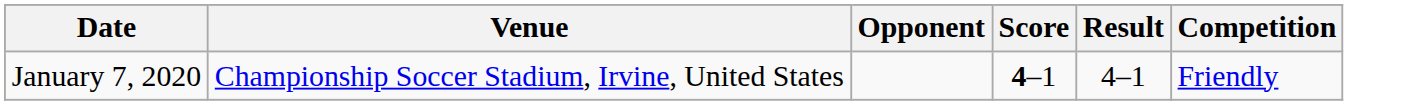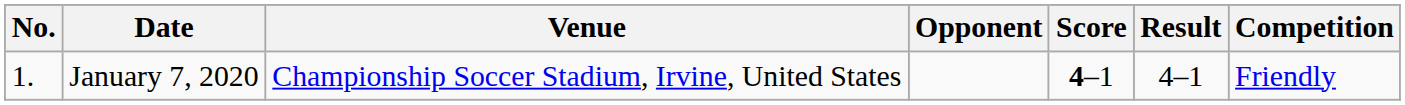+ column: (34, 28)
